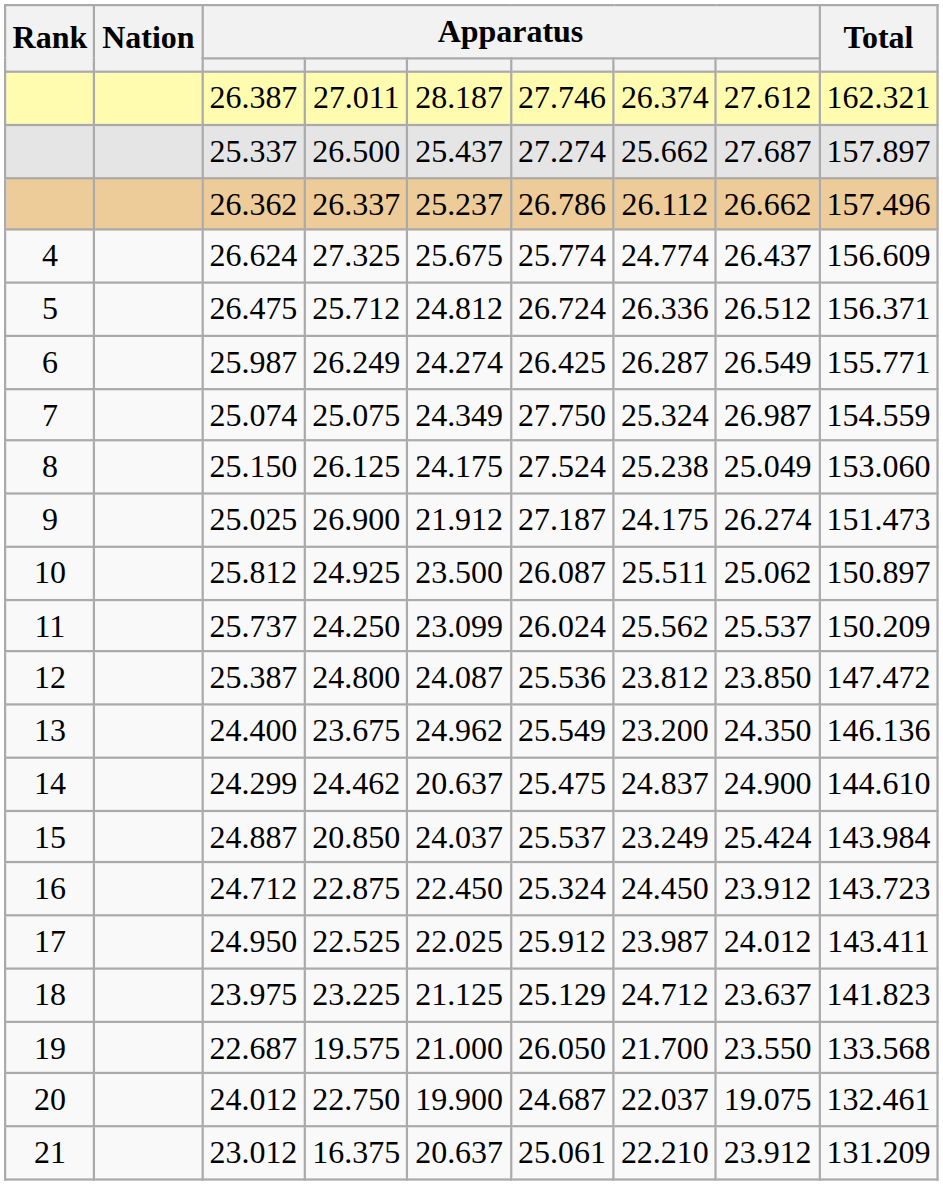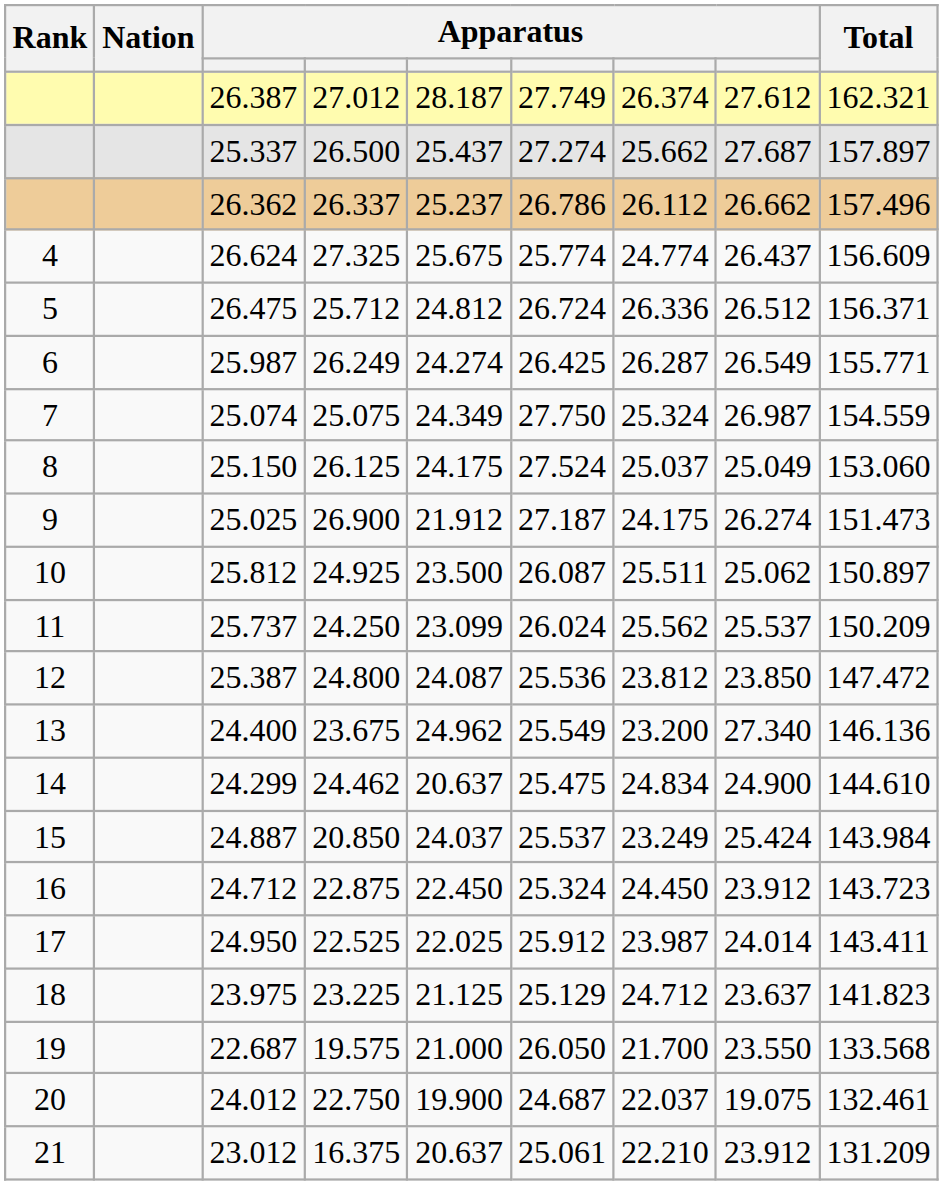(356, 98) 27.011 -> (356, 98) 27.012
(562, 98) 27.746 -> (562, 98) 27.749
(665, 467) 25.238 -> (665, 467) 25.037
(768, 731) 24.350 -> (768, 731) 27.340
(665, 783) 24.837 -> (665, 783) 24.834
(768, 941) 24.012 -> (768, 941) 24.014
